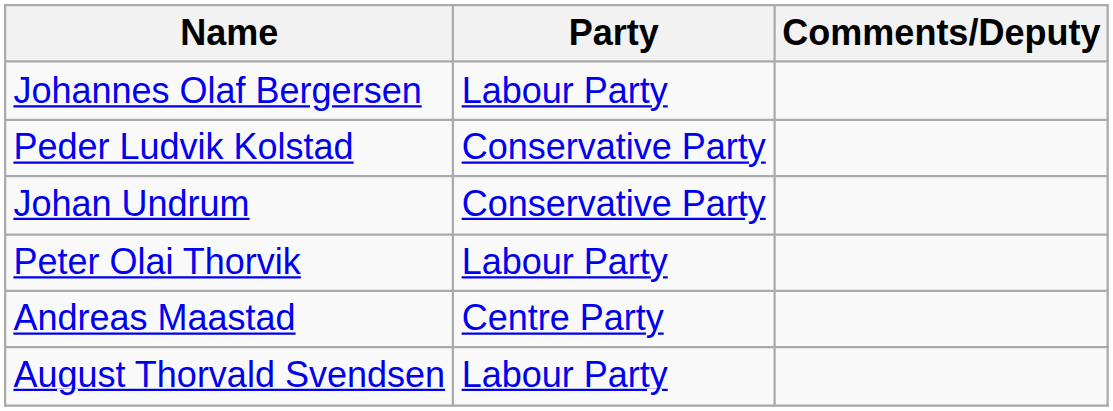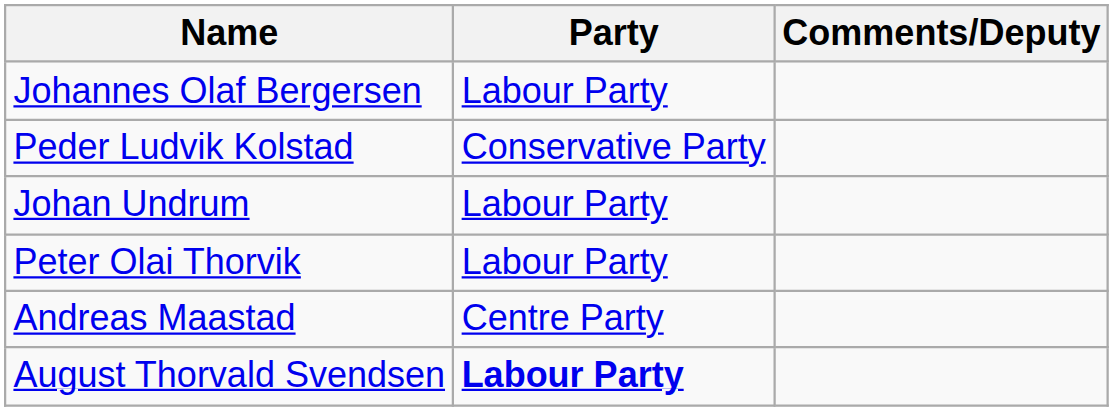(614, 204) Conservative Party -> (565, 204) Labour Party
(565, 375) normal -> (573, 375) bold
